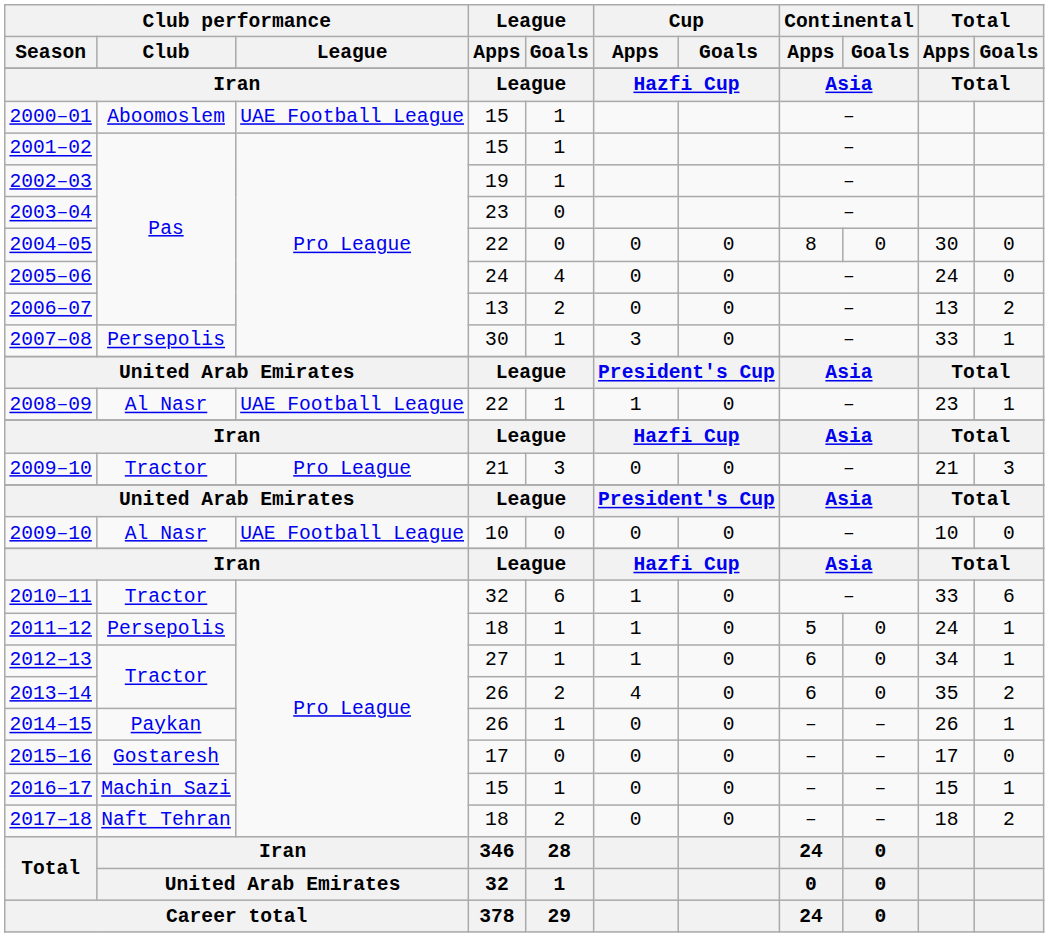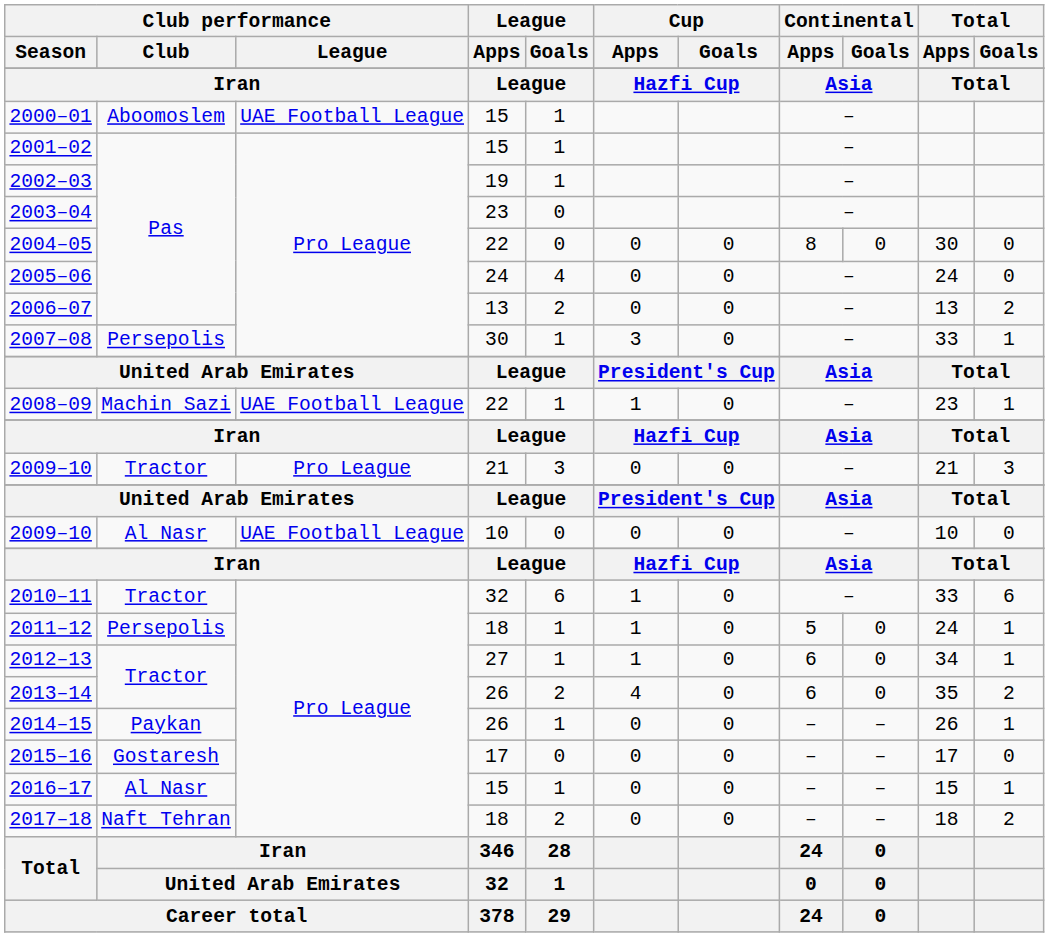(166, 405) Al Nasr -> (166, 405) Machin Sazi
(166, 789) Machin Sazi -> (166, 789) Al Nasr
